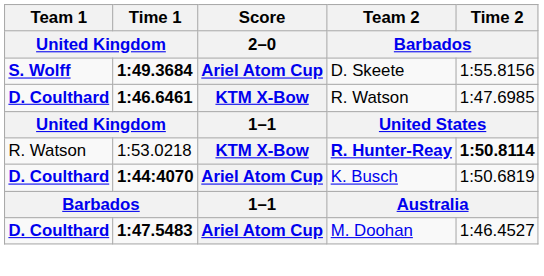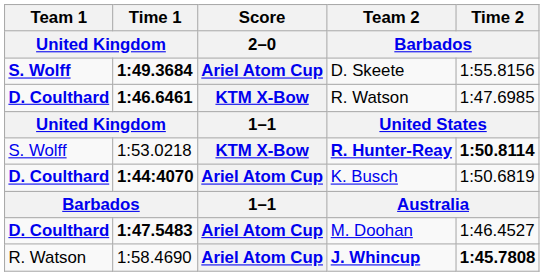(47, 151) R. Watson -> (38, 151) S. Wolff
+ row: (375, 257)
